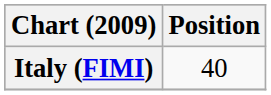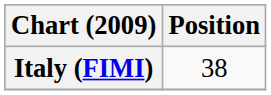(214, 67) 40 -> (214, 67) 38
